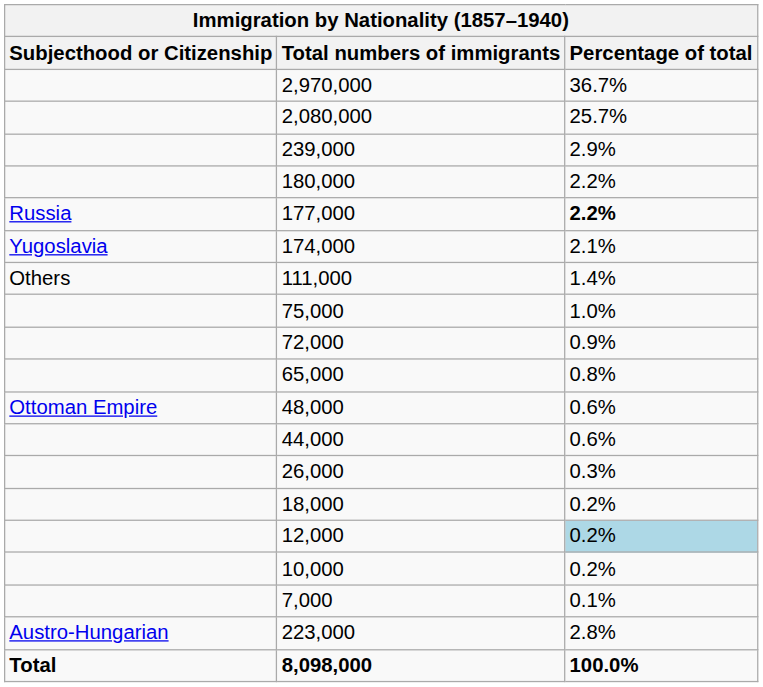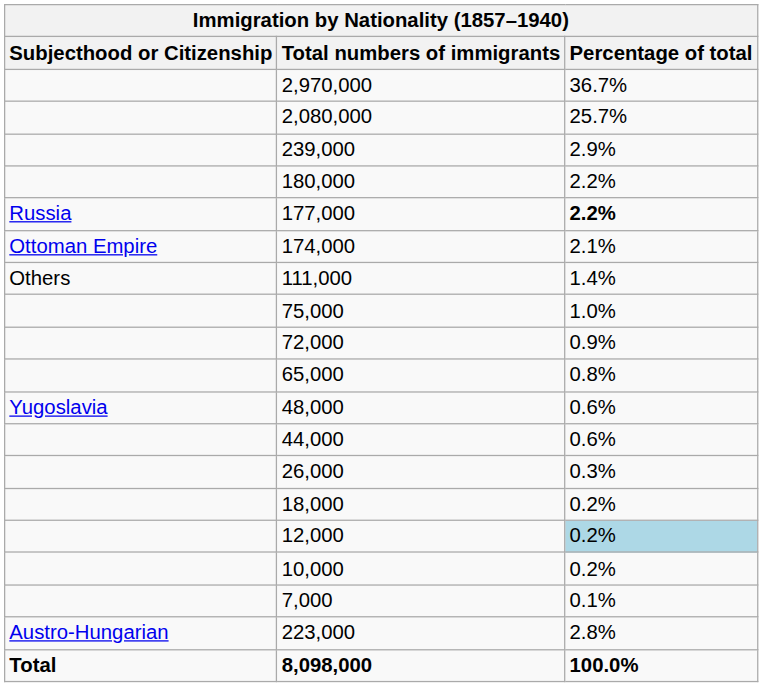(58, 246) Yugoslavia -> (83, 246) Ottoman Empire
(83, 407) Ottoman Empire -> (58, 407) Yugoslavia
